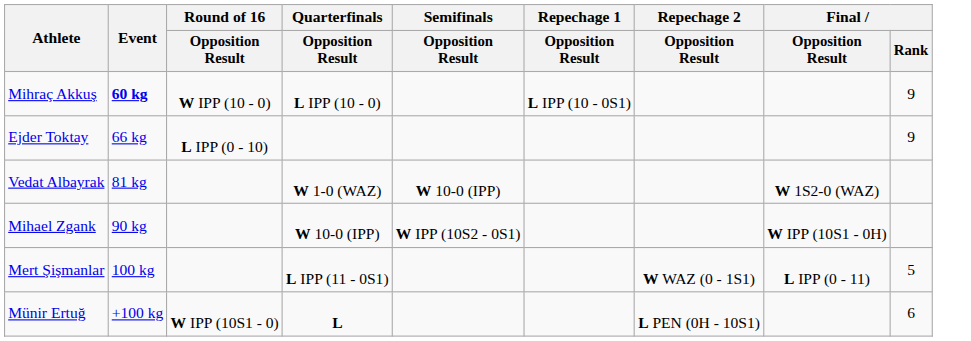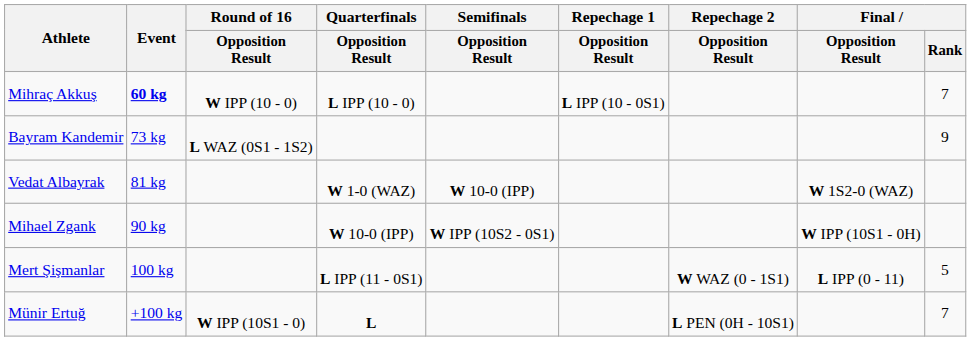(911, 94) 9 -> (945, 94) 7
- row: (48, 138)
+ row: (66, 138)
(911, 314) 6 -> (945, 314) 7
